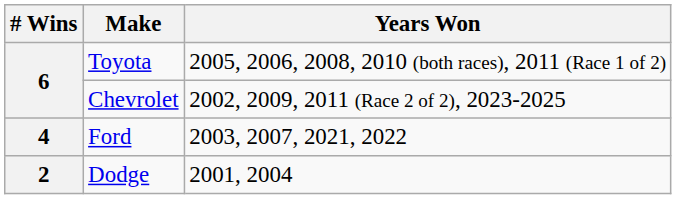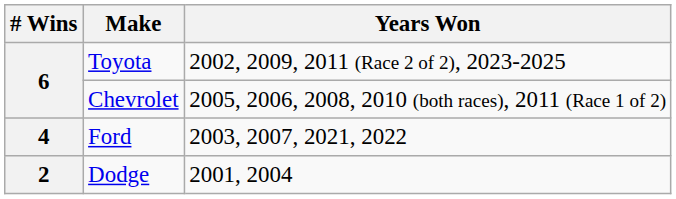(428, 61) 2005, 2006, 2008, 2010 (both races), 2011 (Race 1 of 2) -> (377, 61) 2002, 2009, 2011 (Race 2 of 2), 2023-2025
(377, 99) 2002, 2009, 2011 (Race 2 of 2), 2023-2025 -> (428, 99) 2005, 2006, 2008, 2010 (both races), 2011 (Race 1 of 2)
